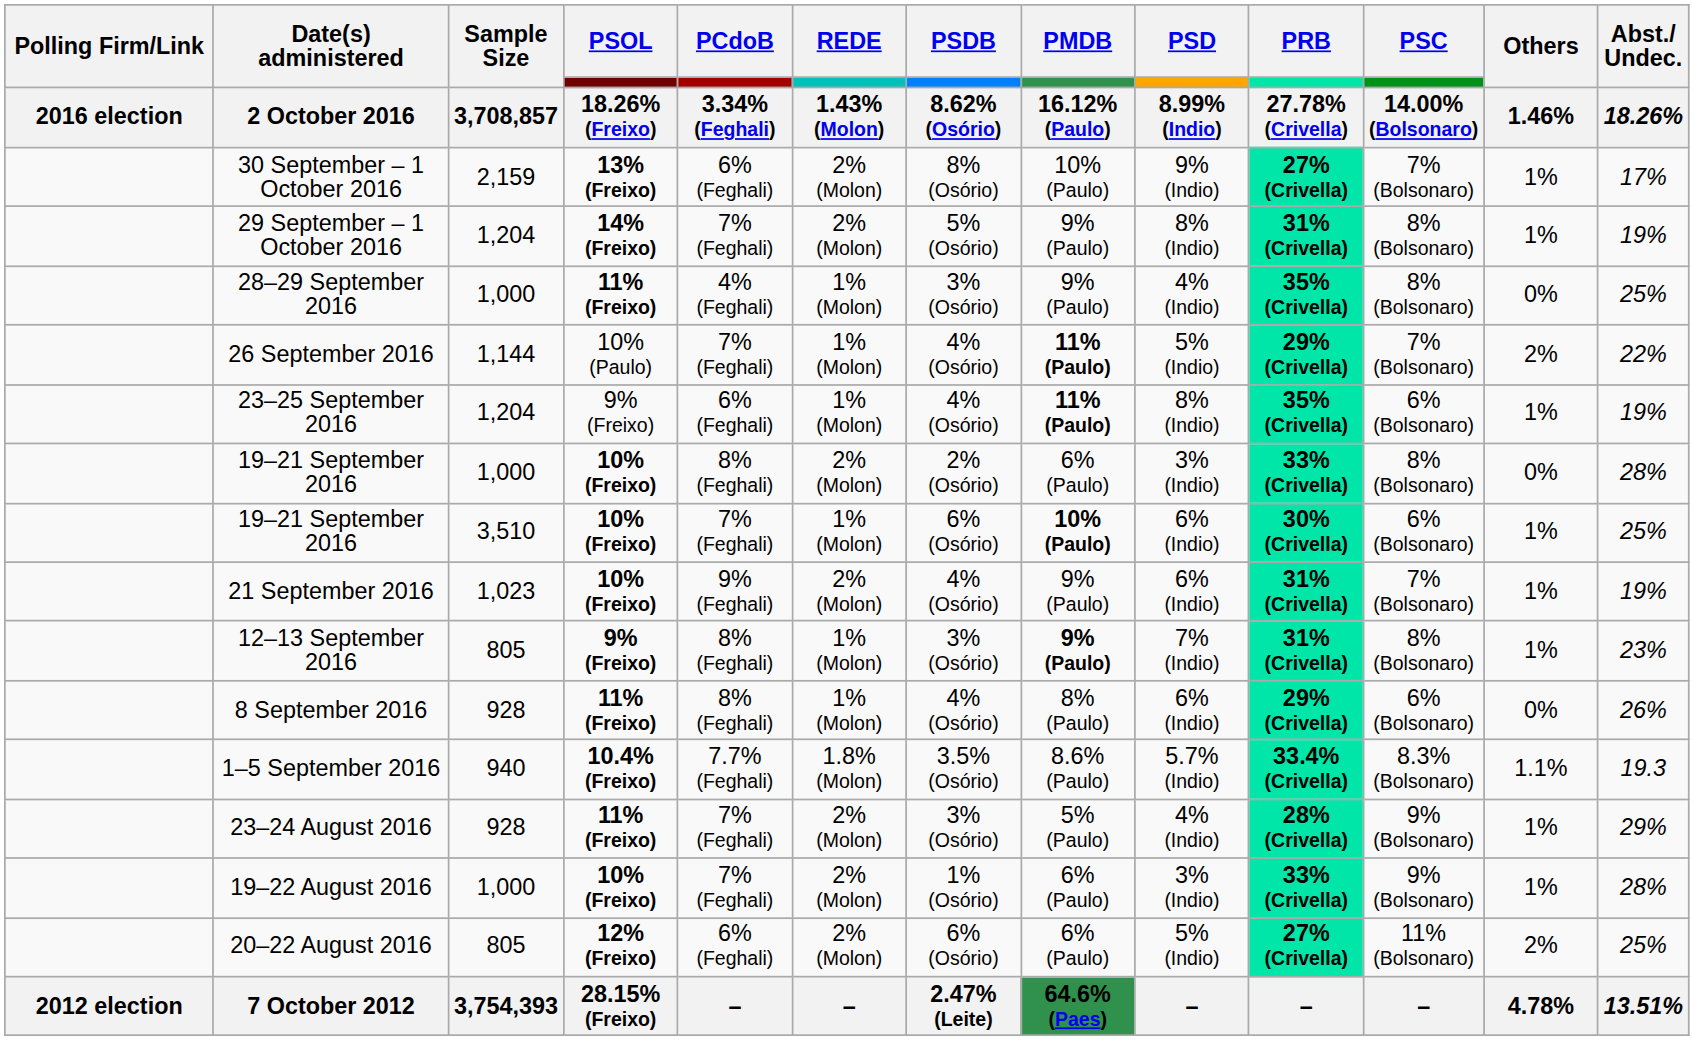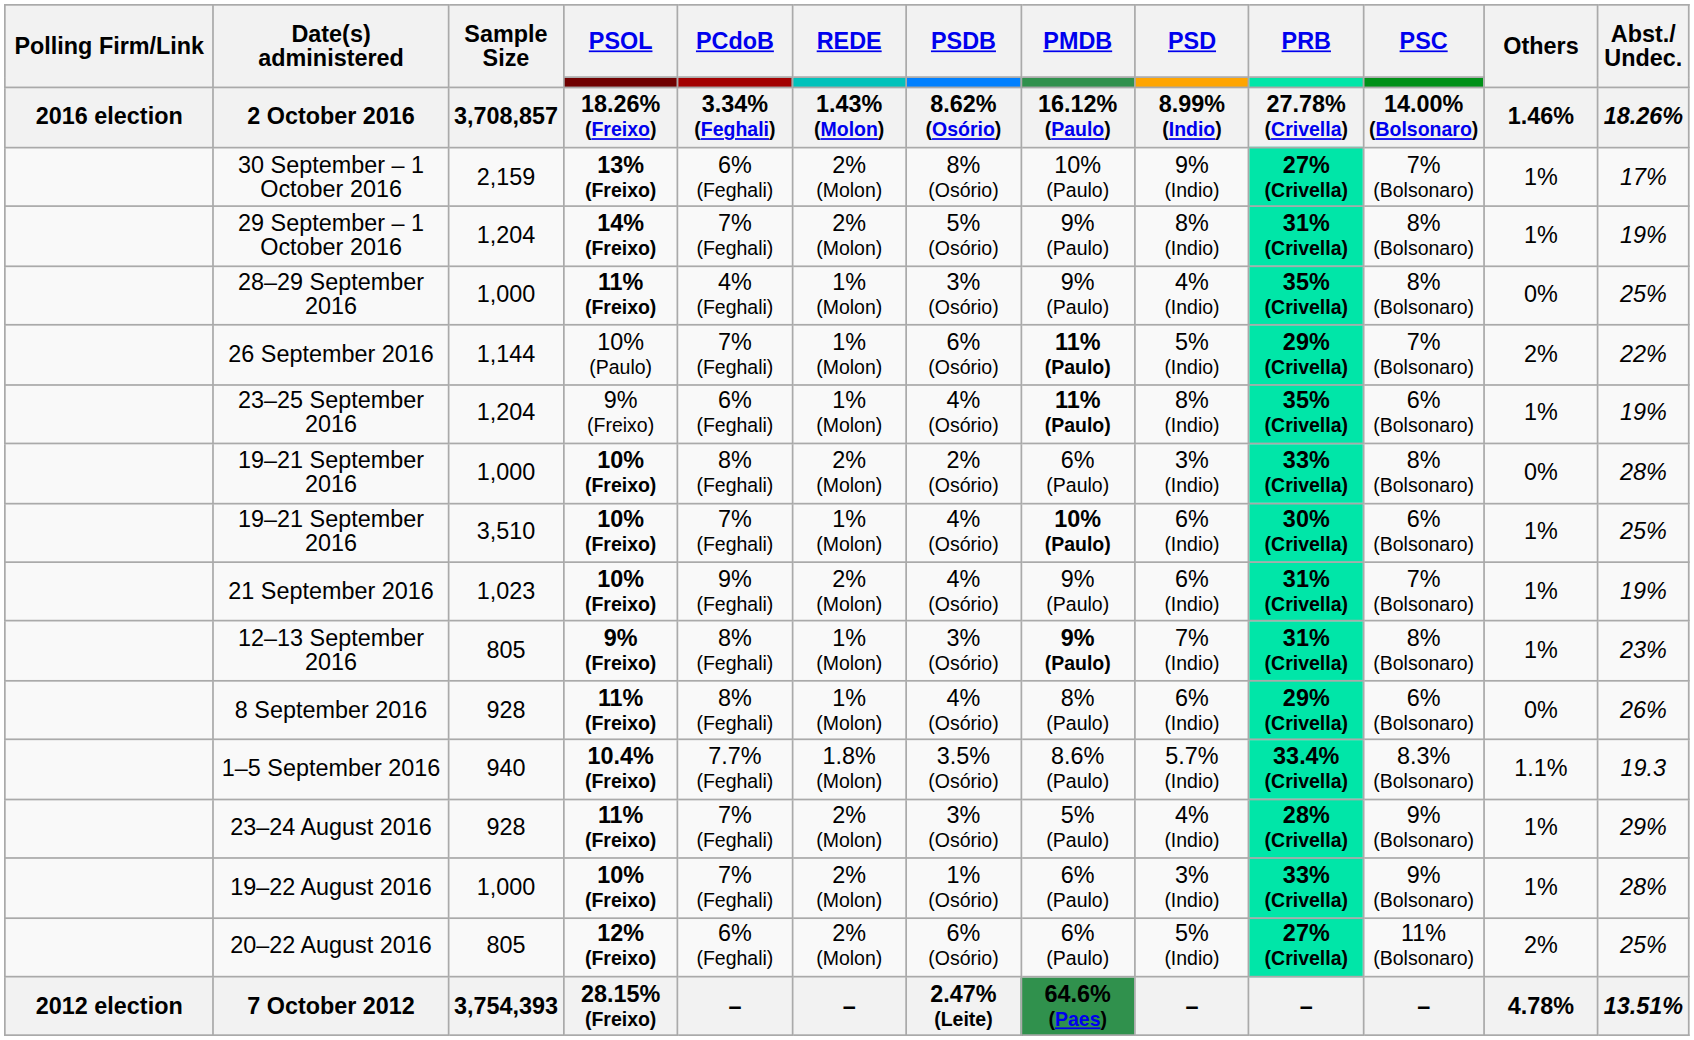(963, 353) 4% (Osório) -> (963, 353) 6% (Osório)
(963, 530) 6% (Osório) -> (963, 530) 4% (Osório)
